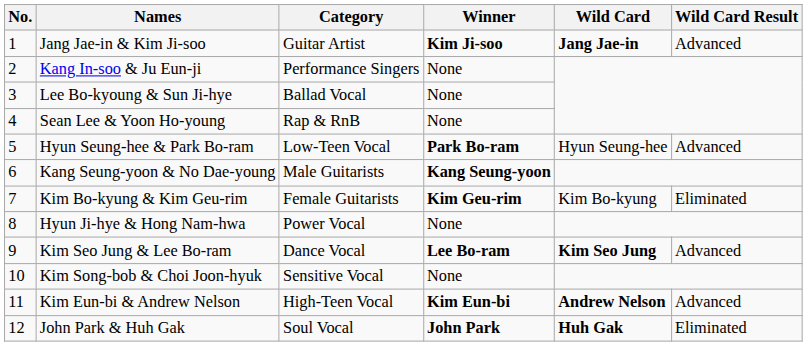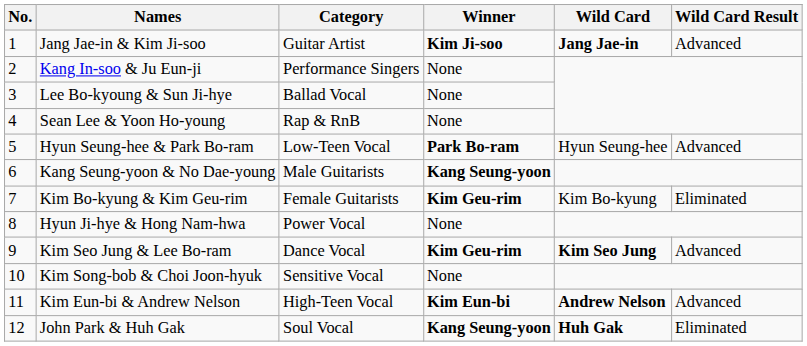(468, 250) Lee Bo-ram -> (474, 250) Kim Geu-rim
(463, 328) John Park -> (489, 328) Kang Seung-yoon
